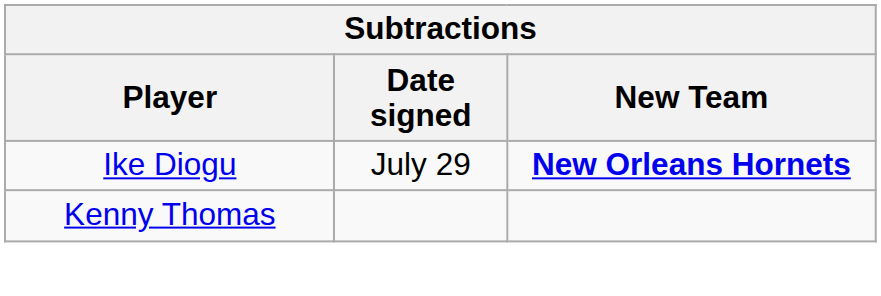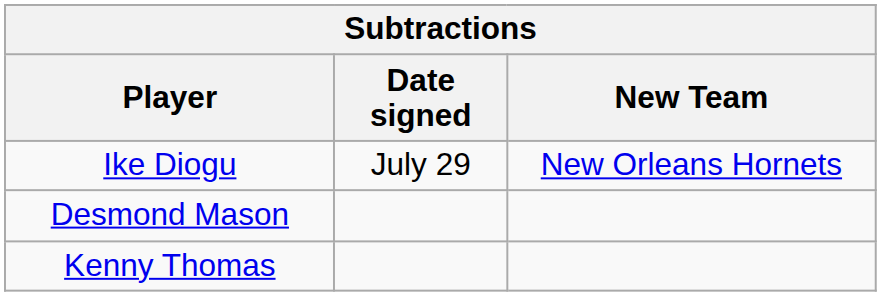(691, 164) bold -> (691, 164) normal
+ row: (170, 214)
